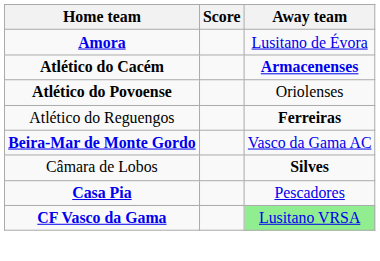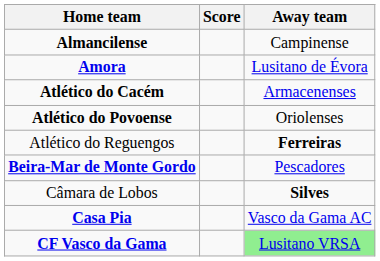+ row: (102, 42)
(310, 67) bold -> (310, 92) normal
(310, 142) Vasco da Gama AC -> (310, 167) Pescadores
(310, 192) Pescadores -> (310, 218) Vasco da Gama AC
